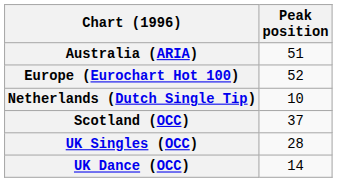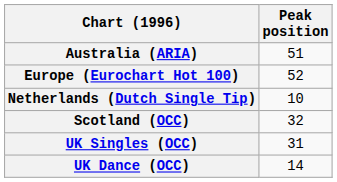(296, 121) 37 -> (296, 121) 32
(296, 144) 28 -> (296, 144) 31
